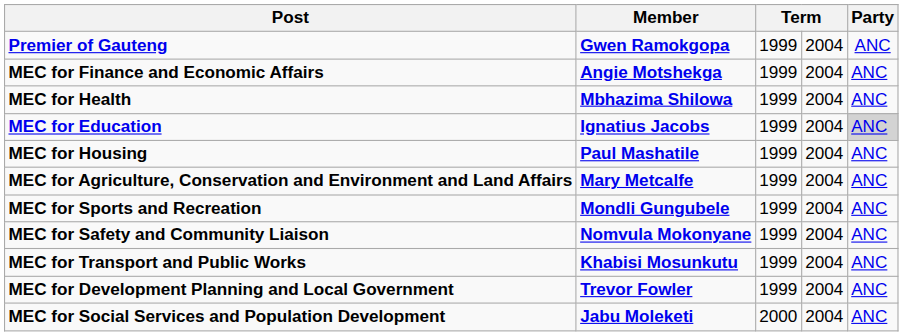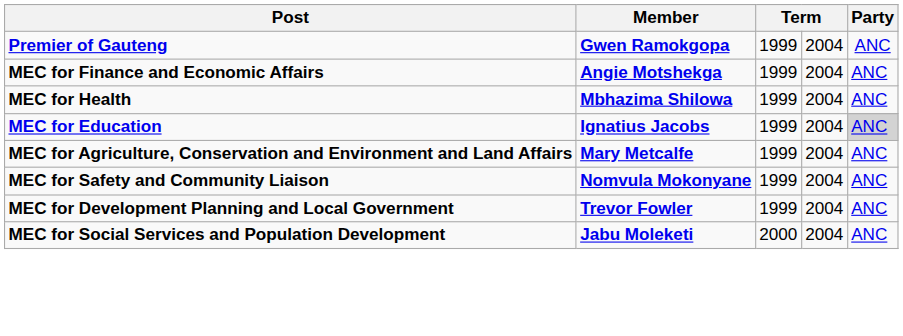- row: (78, 153)
- row: (135, 208)
- row: (157, 262)
